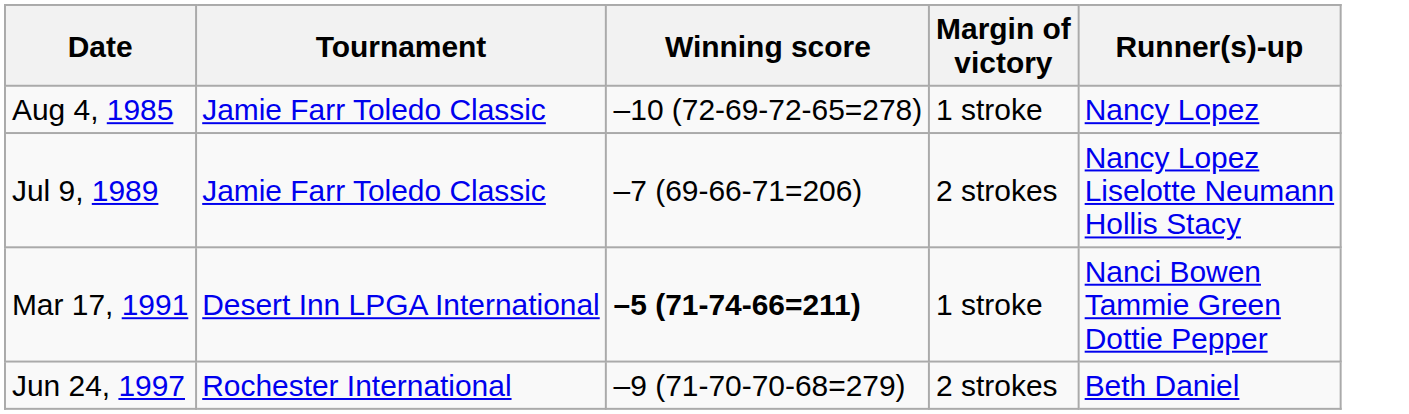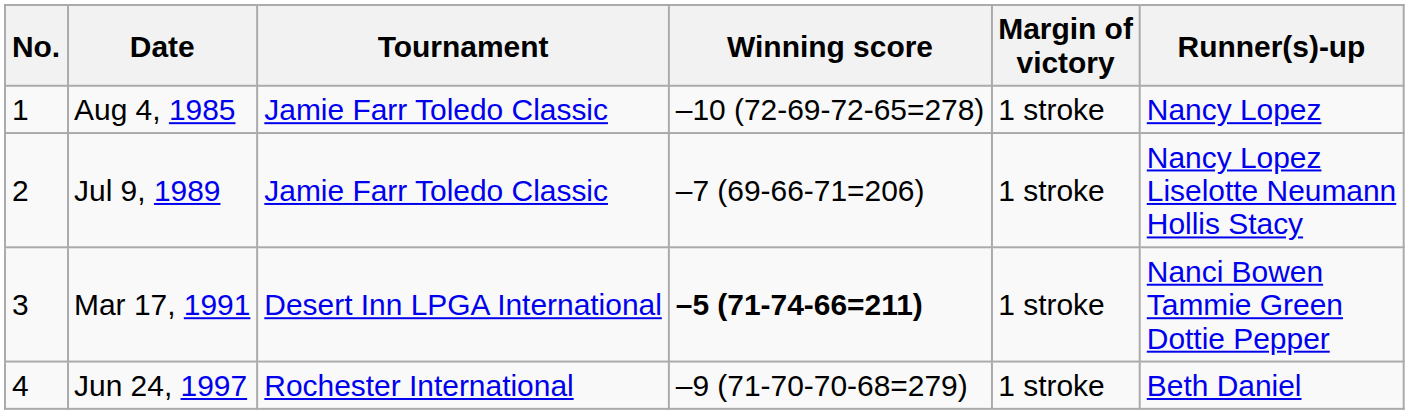+ column: (36, 46)
(997, 191) 2 strokes -> (1051, 191) 1 stroke
(997, 386) 2 strokes -> (1051, 386) 1 stroke
